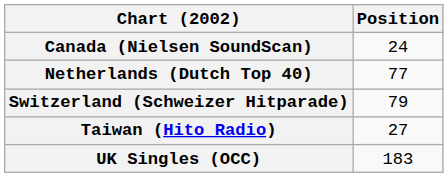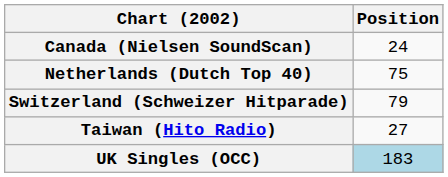(398, 75) 77 -> (398, 75) 75
(398, 158) no background -> (398, 158) lightblue background
